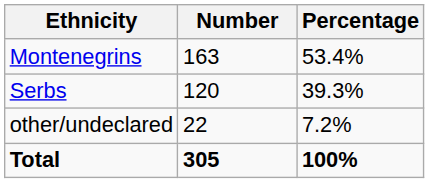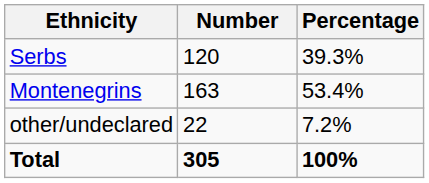rows swapped: (76, 56) <-> (38, 90)
